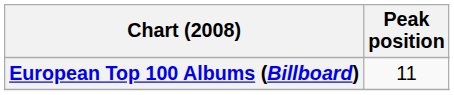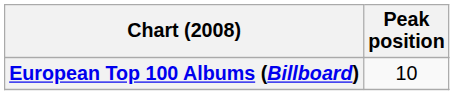(406, 73) 11 -> (406, 73) 10
